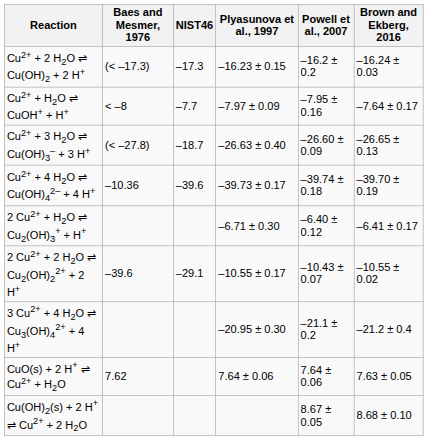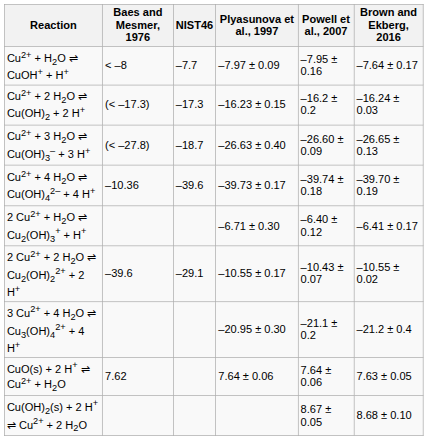rows swapped: (42, 106) <-> (47, 67)
